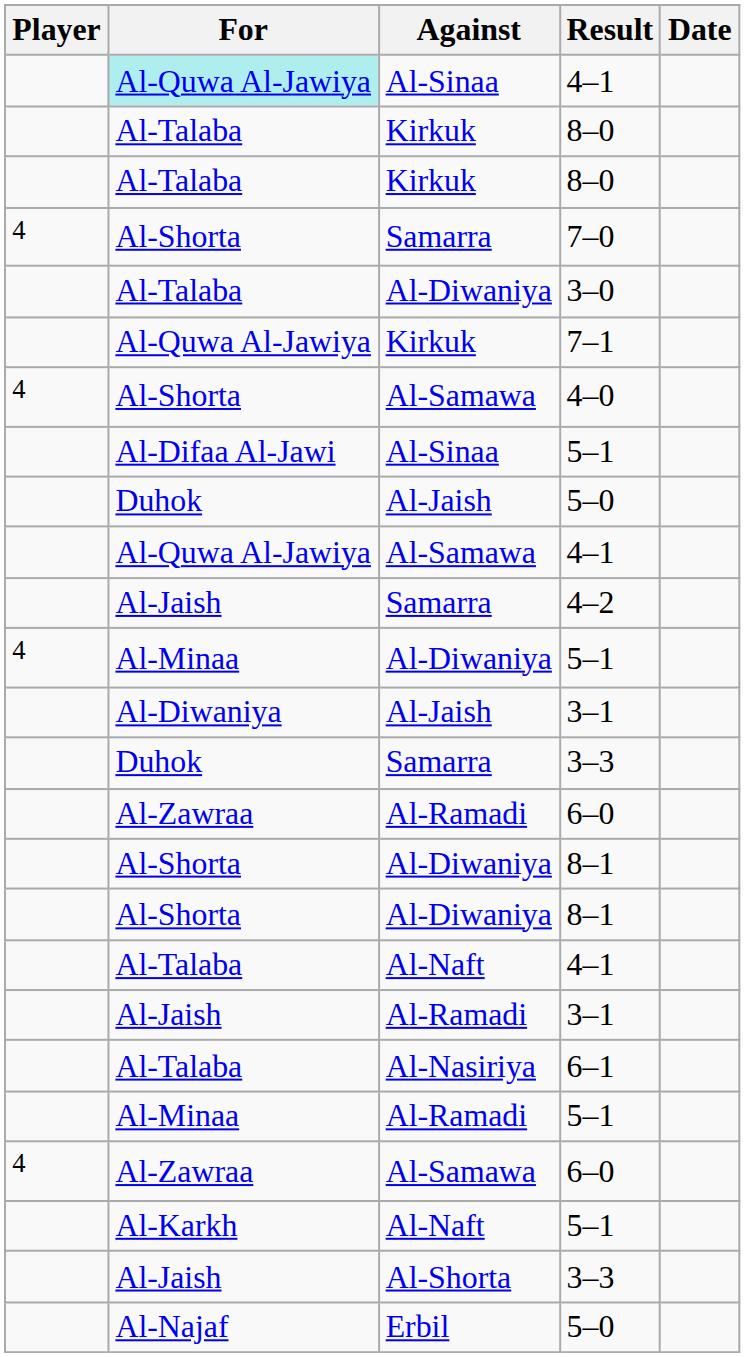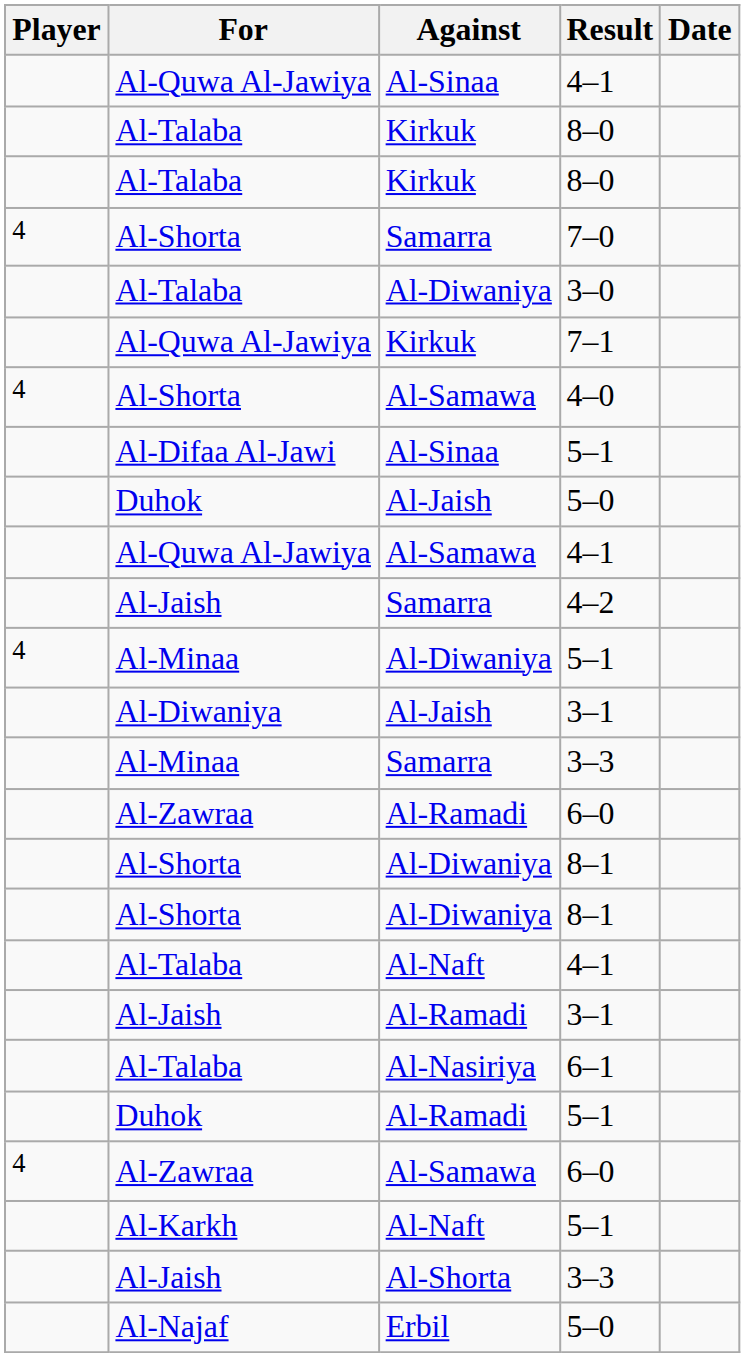(243, 80) paleturquoise background -> (243, 80) no background
(159, 762) Duhok -> (177, 762) Al-Minaa
(177, 1116) Al-Minaa -> (159, 1116) Duhok
